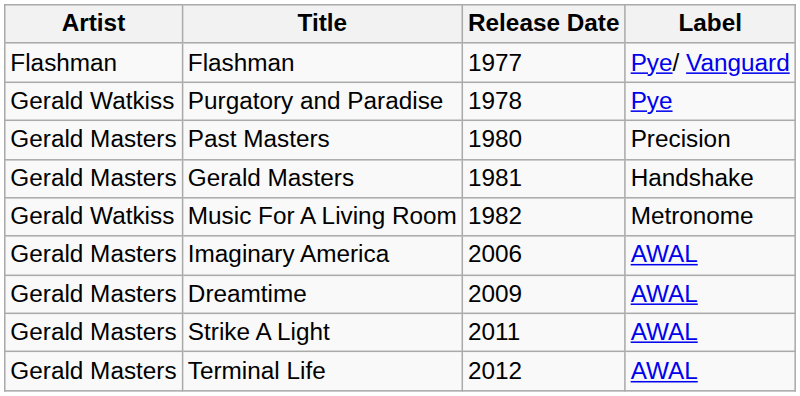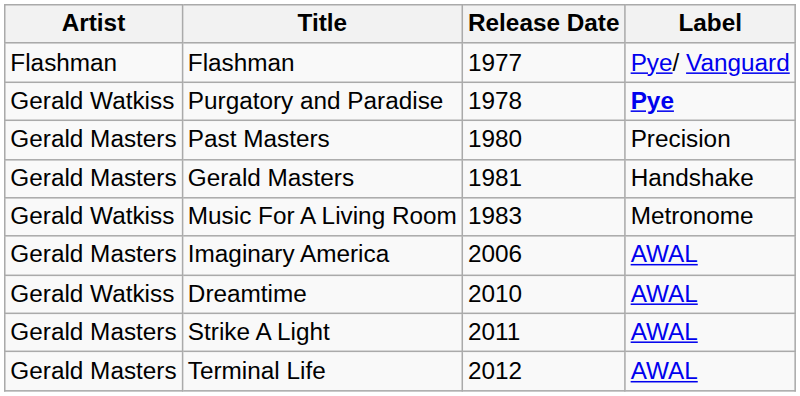(652, 100) normal -> (652, 100) bold
(495, 216) 1982 -> (495, 216) 1983
(93, 293) Gerald Masters -> (92, 293) Gerald Watkiss
(495, 293) 2009 -> (495, 293) 2010
